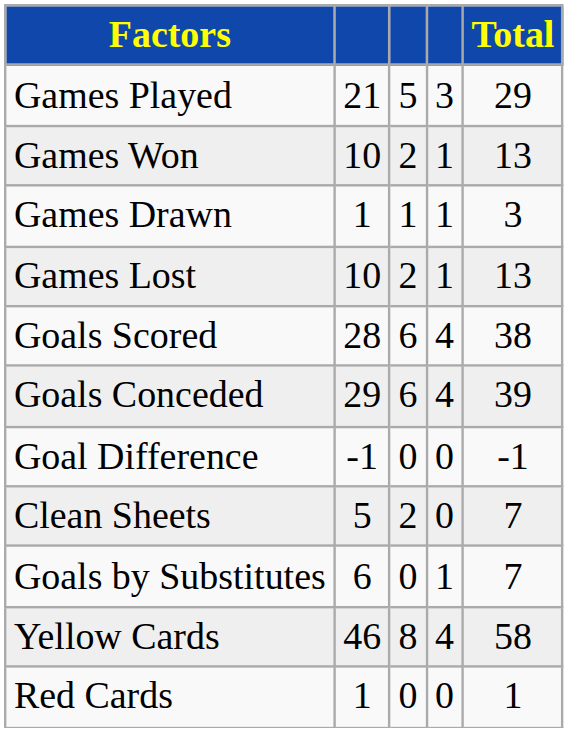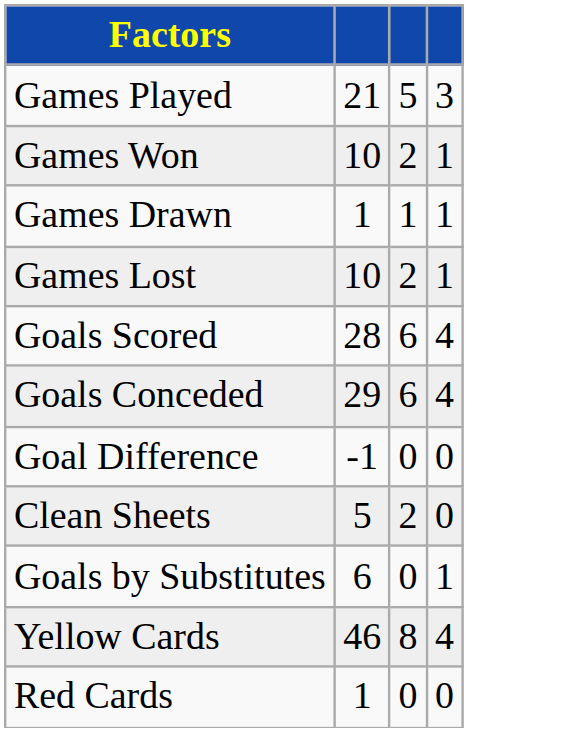- column: (513, 34)
